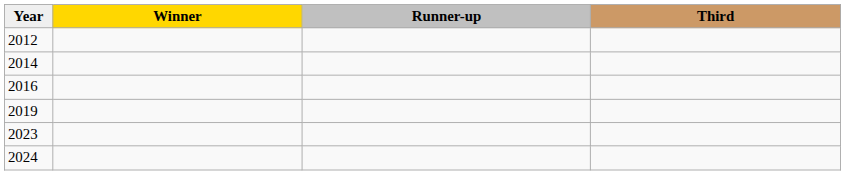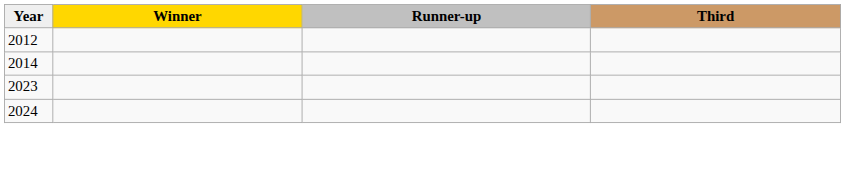- row: (23, 87)
- row: (23, 110)
